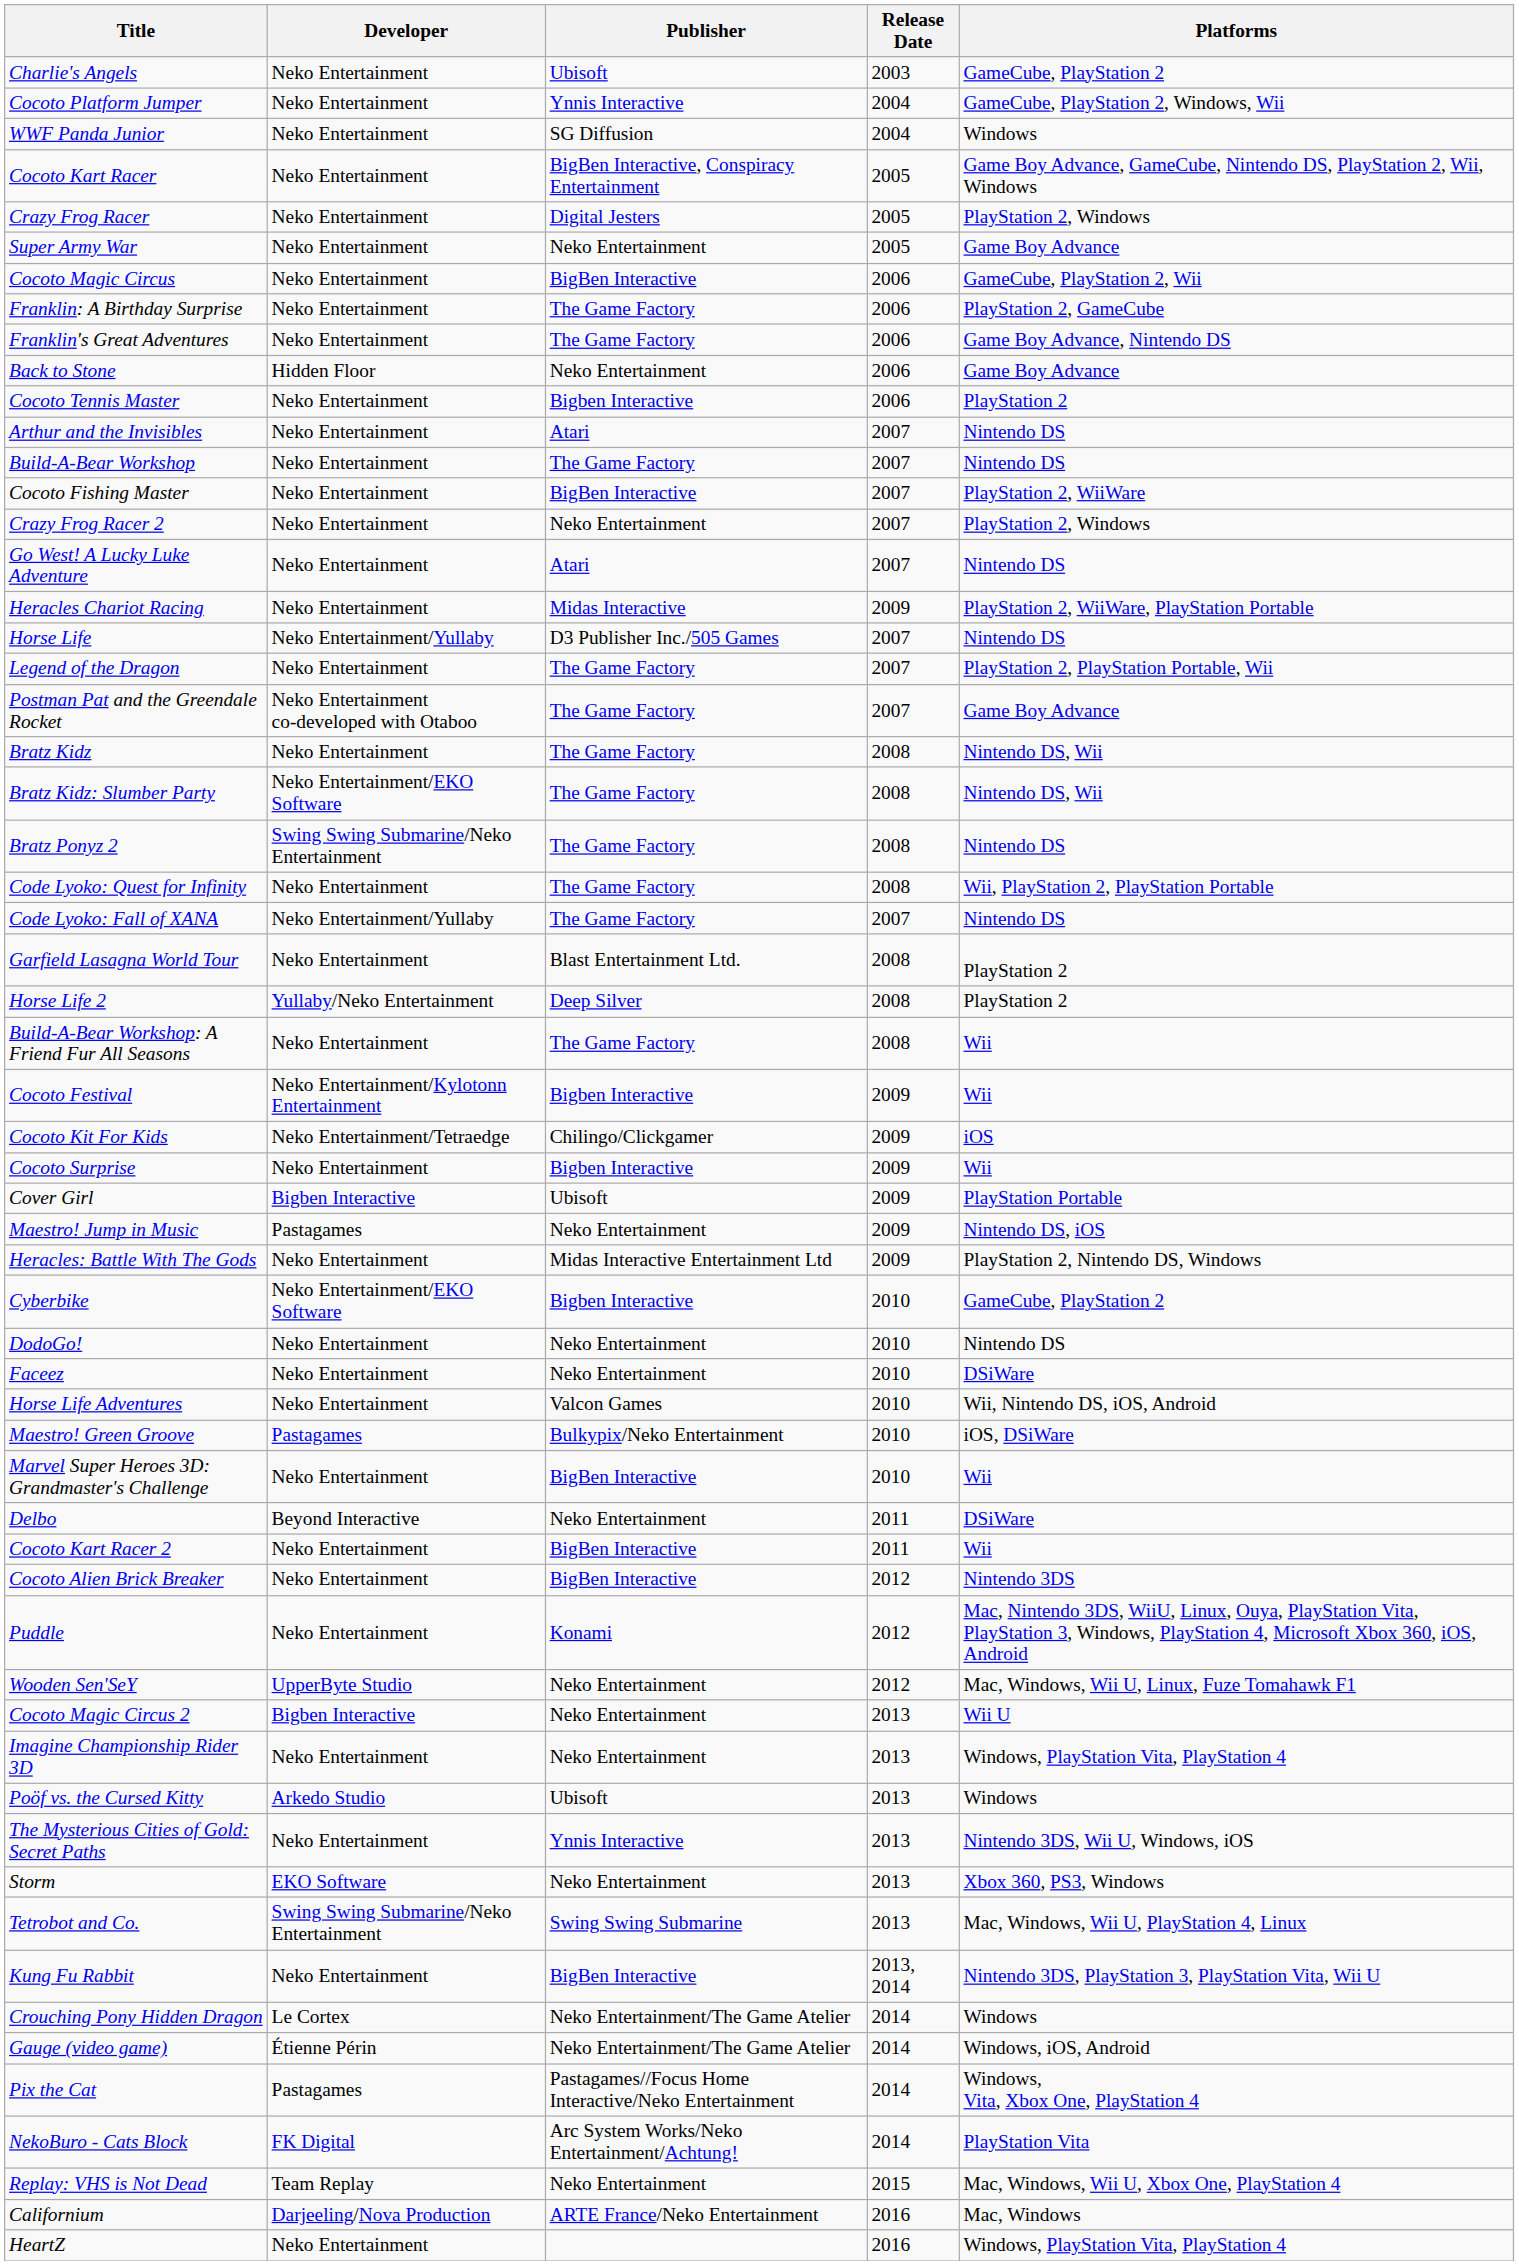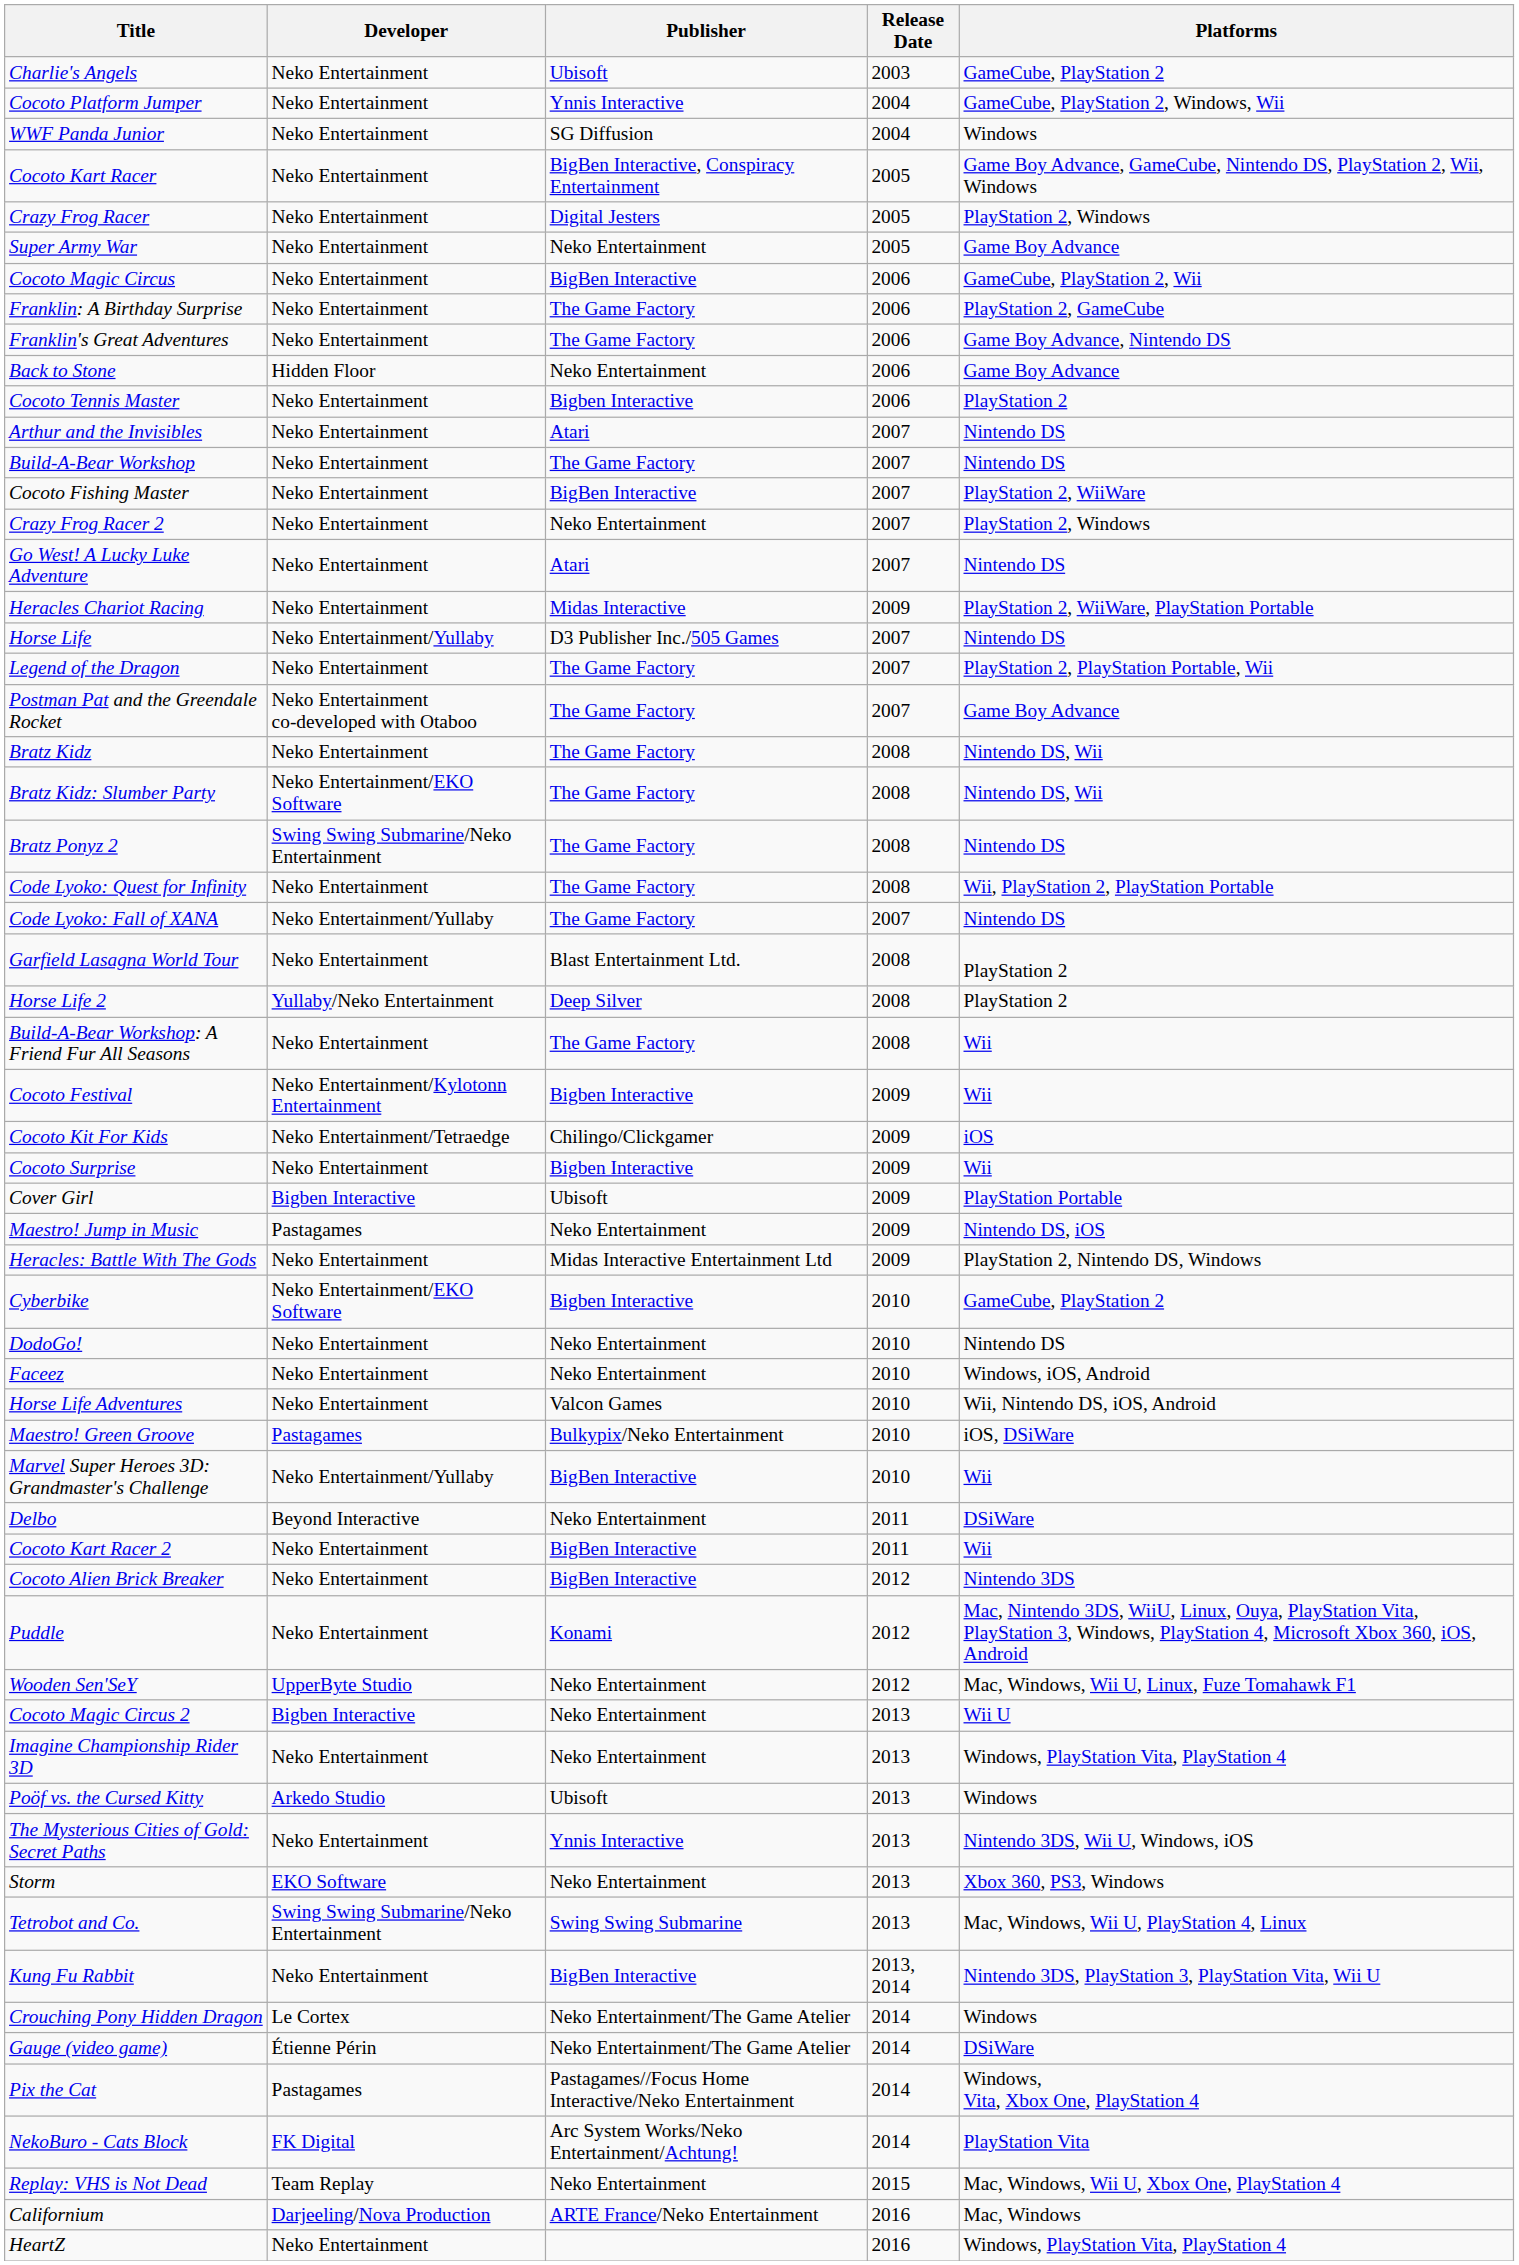(999, 1373) DSiWare -> (1057, 1373) Windows, iOS, Android
(350, 1476) Neko Entertainment -> (383, 1476) Neko Entertainment/Yullaby
(1057, 2048) Windows, iOS, Android -> (999, 2048) DSiWare
